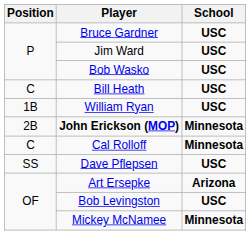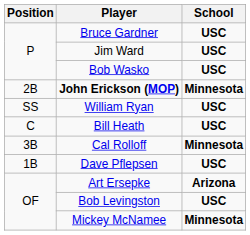rows swapped: (119, 88) <-> (119, 126)
(30, 107) 1B -> (30, 107) SS
(30, 145) C -> (30, 145) 3B
(30, 164) SS -> (30, 164) 1B
